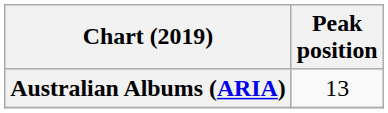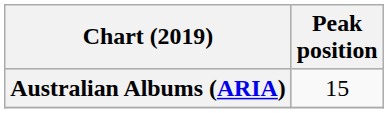(337, 88) 13 -> (337, 88) 15
